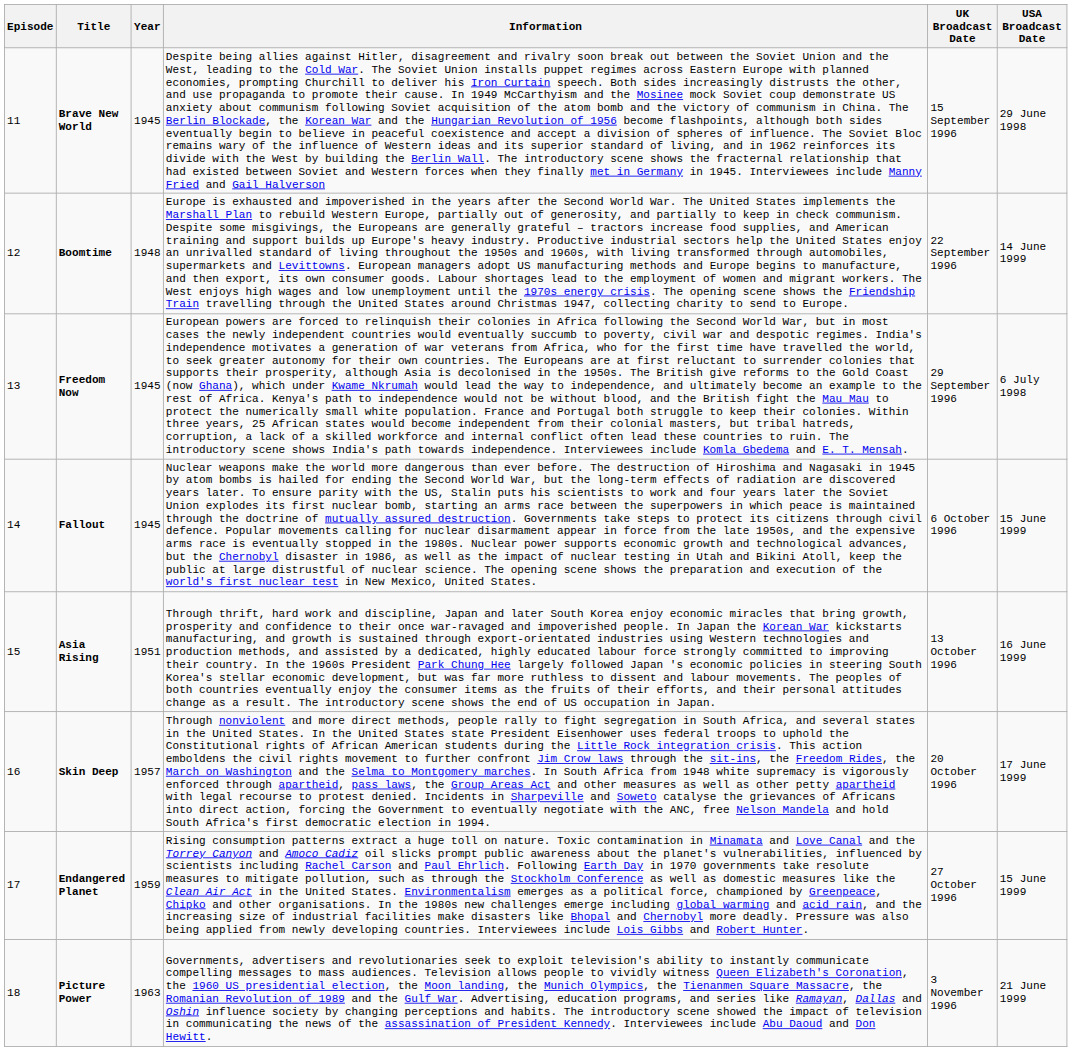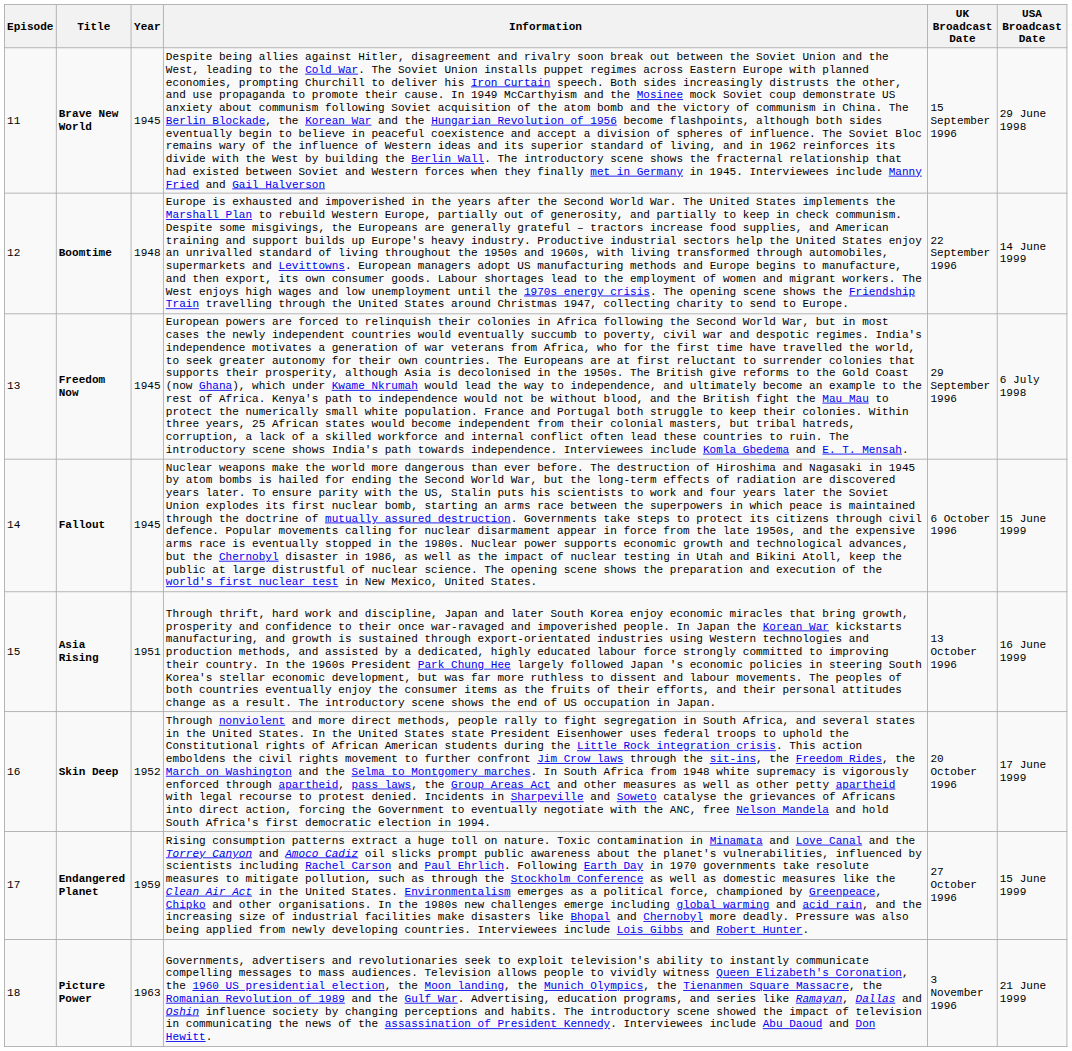(147, 772) 1957 -> (147, 772) 1952
